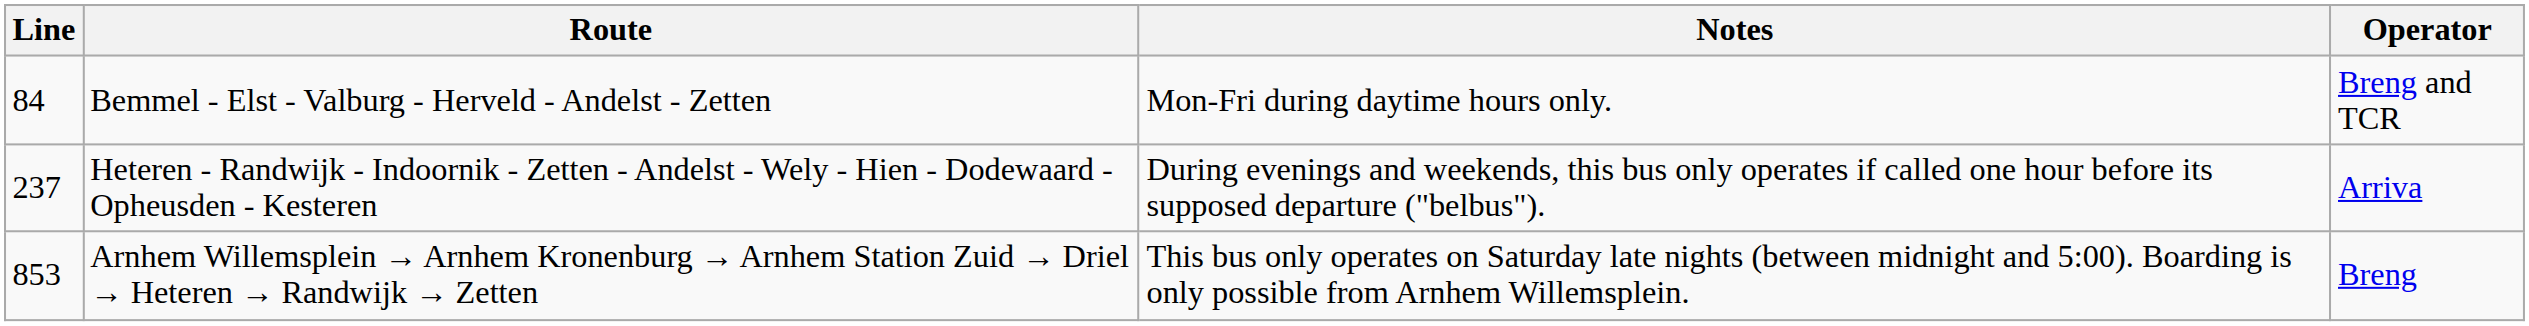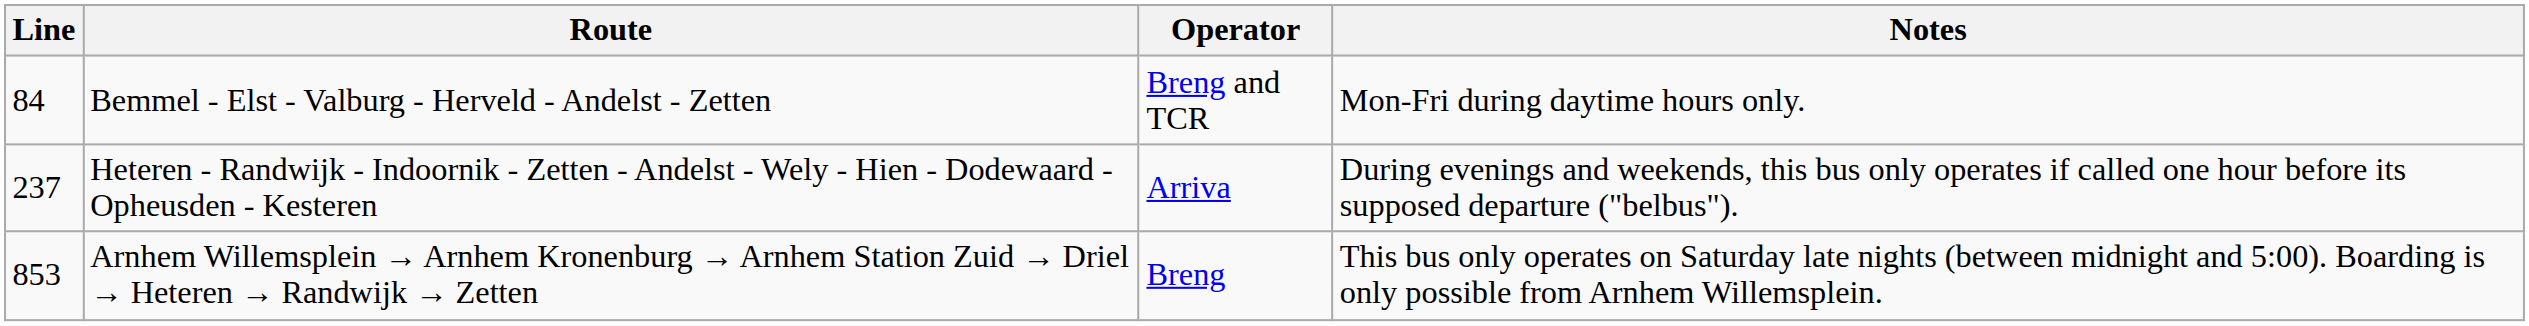columns swapped: (2427, 30) <-> (1735, 30)
